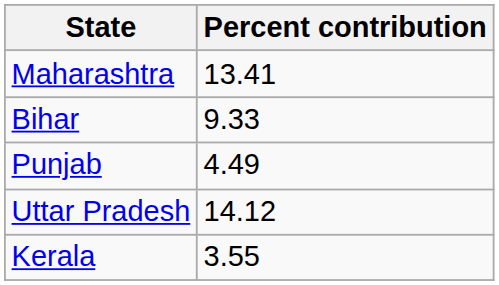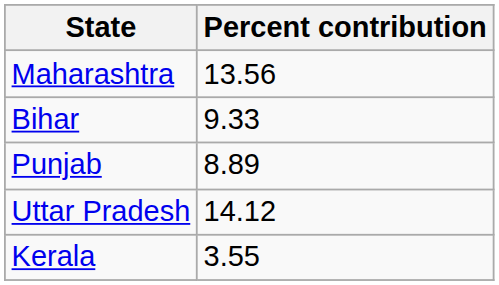(240, 73) 13.41 -> (240, 73) 13.56
(232, 165) 4.49 -> (232, 165) 8.89
